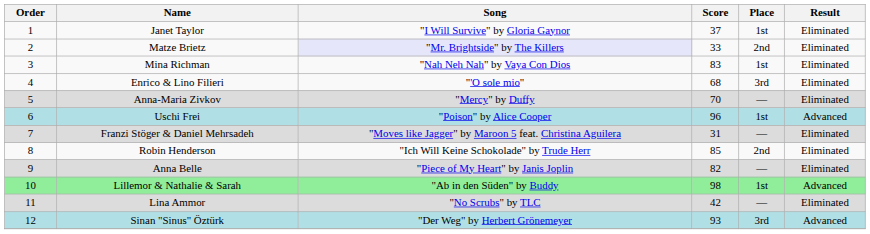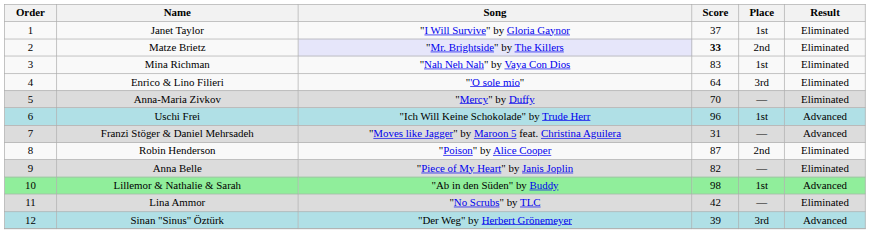(715, 47) normal -> (715, 47) bold
(715, 82) 68 -> (715, 82) 64
(495, 116) "Poison" by Alice Cooper -> (495, 116) "Ich Will Keine Schokolade" by Trude Herr
(825, 133) Eliminated -> (825, 133) Advanced
(495, 151) "Ich Will Keine Schokolade" by Trude Herr -> (495, 151) "Poison" by Alice Cooper
(715, 151) 85 -> (715, 151) 87
(715, 220) 93 -> (715, 220) 39
